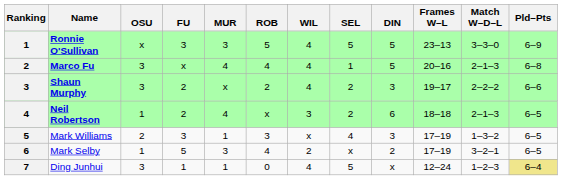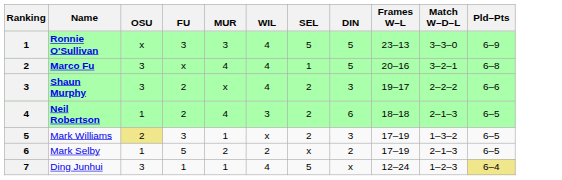- column: (267, 23)
(485, 66) 2–1–3 -> (443, 66) 3–2–1
(142, 135) no background -> (142, 135) khaki background
(351, 135) 4 -> (309, 135) 2
(225, 151) 3 -> (225, 151) 2
(485, 151) 3–2–1 -> (443, 151) 2–1–3
